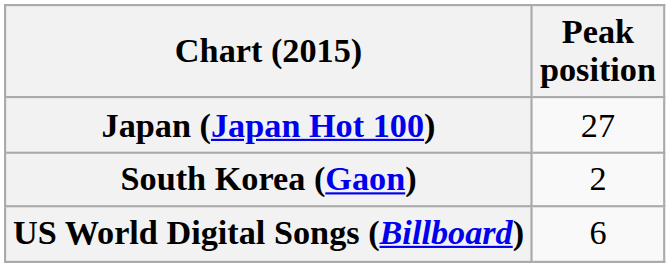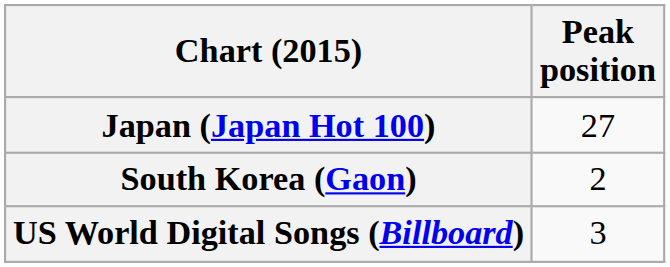(598, 233) 6 -> (598, 233) 3
